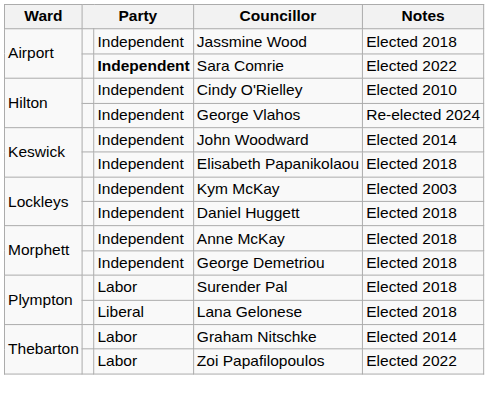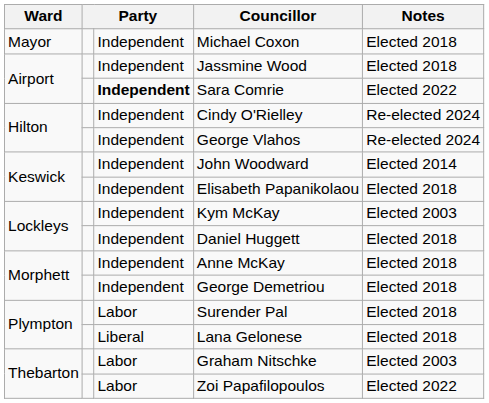+ row: (248, 41)
(412, 90) Elected 2010 -> (423, 115) Re-elected 2024
(412, 336) Elected 2014 -> (412, 361) Elected 2003
